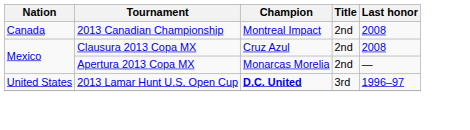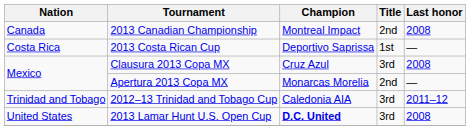+ row: (165, 47)
(344, 47) 2nd -> (387, 64) 3rd
+ row: (194, 99)
(383, 82) 1996–97 -> (418, 116) 2008
